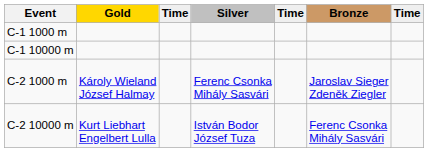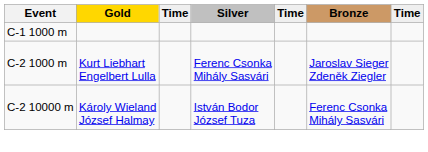- row: (40, 50)
(118, 87) Károly Wieland József Halmay -> (117, 69) Kurt Liebhart Engelbert Lulla
(117, 132) Kurt Liebhart Engelbert Lulla -> (118, 113) Károly Wieland József Halmay
